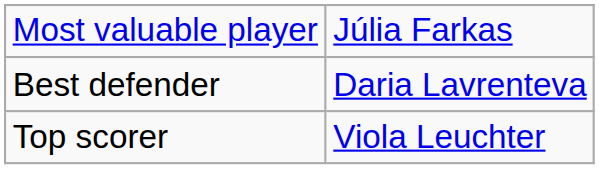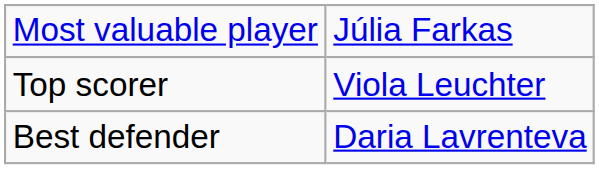rows swapped: (116, 83) <-> (90, 136)
